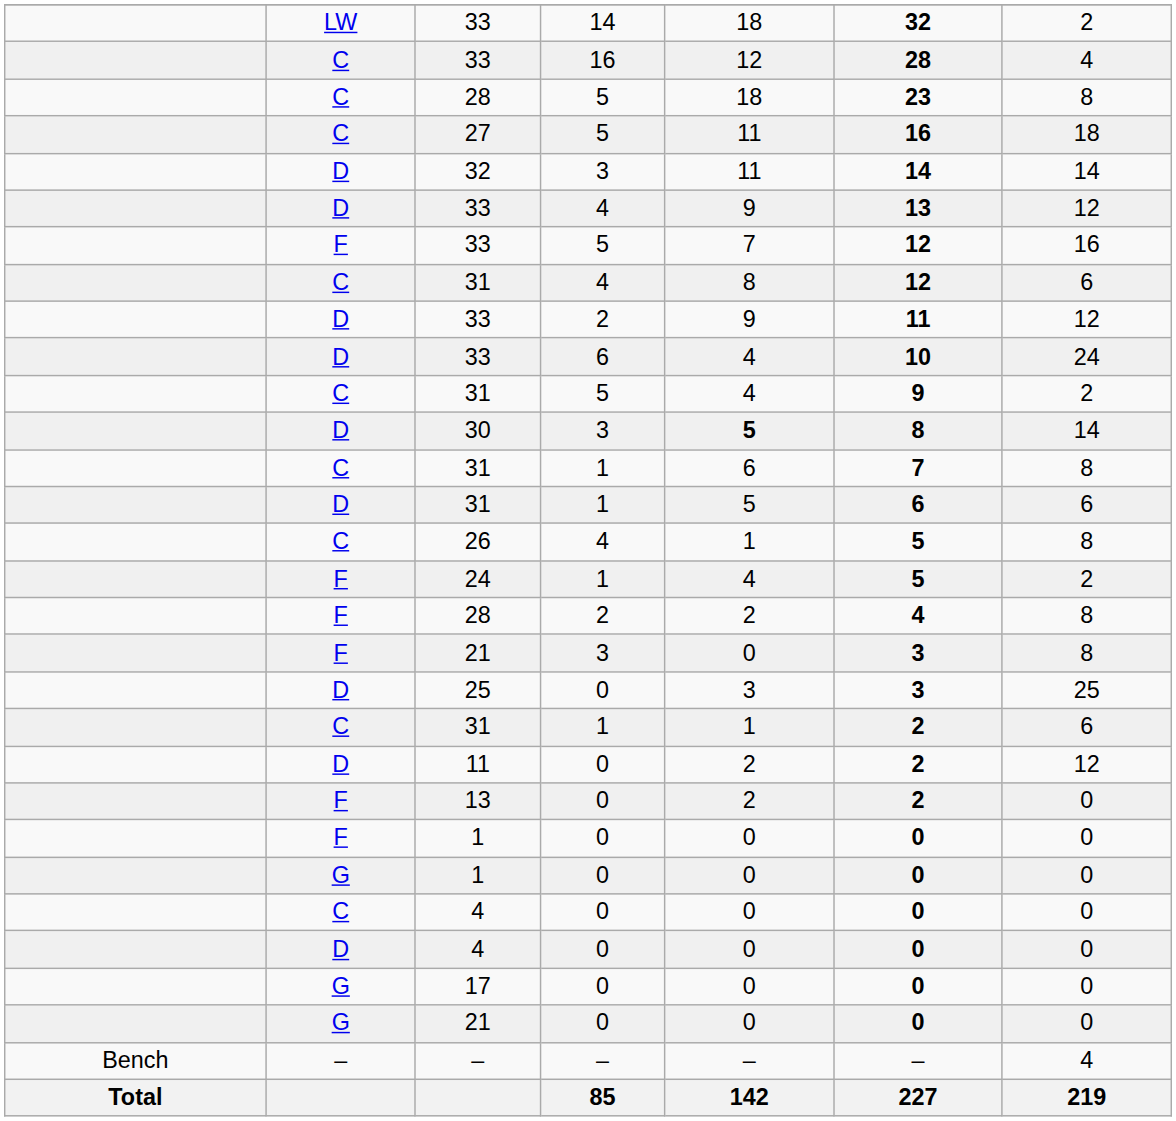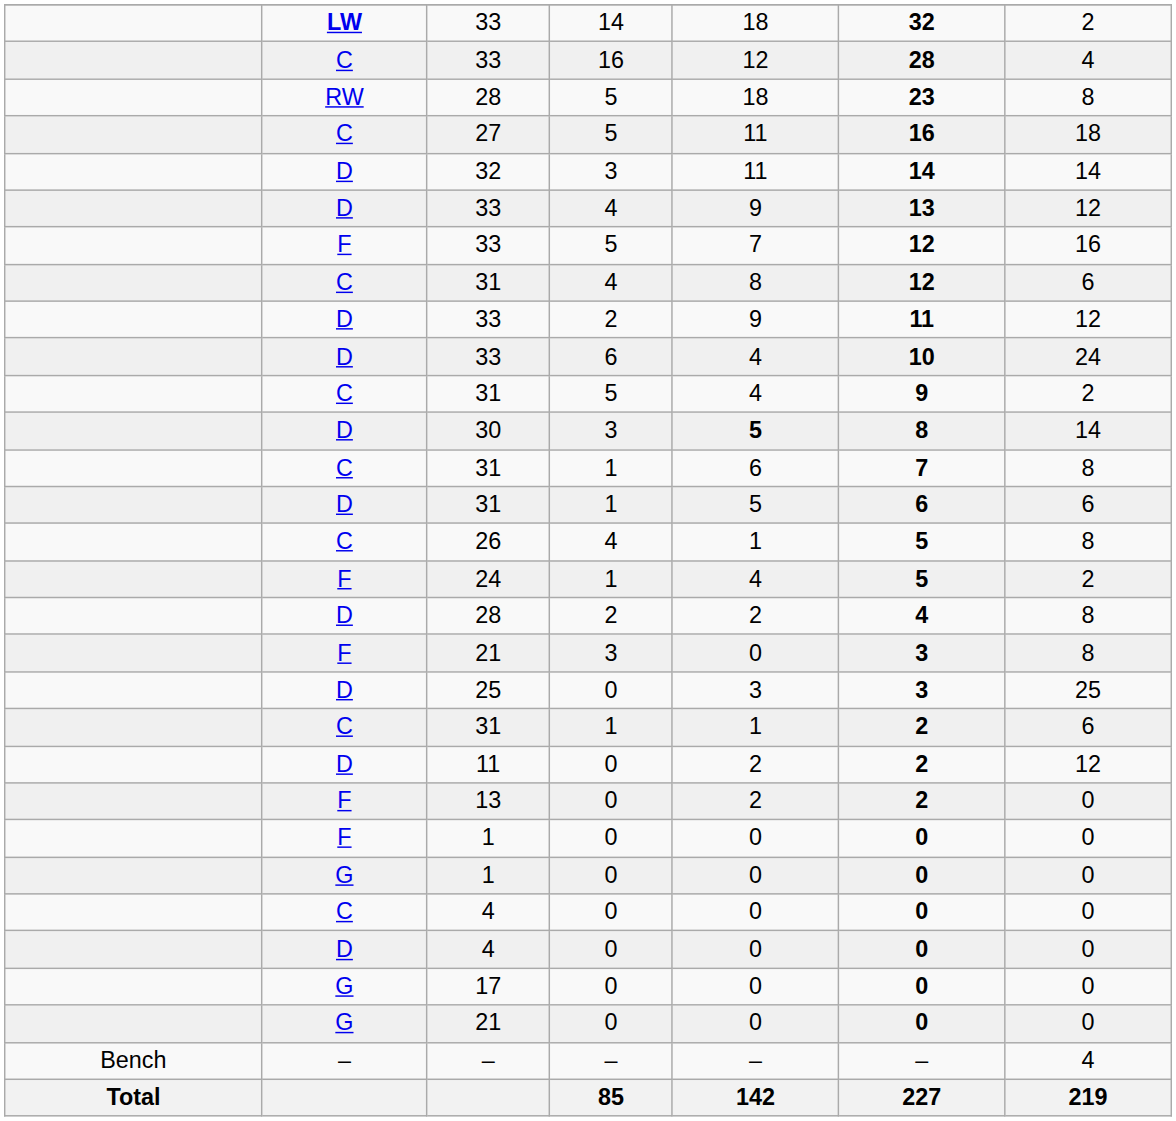(341, 23) normal -> (344, 23) bold
(341, 97) C -> (344, 97) RW
(341, 615) F -> (344, 615) D
